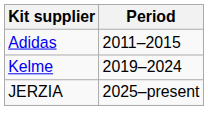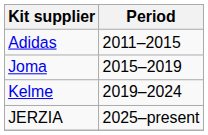+ row: (28, 67)
